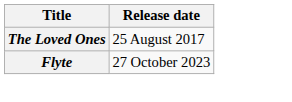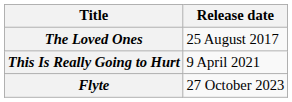+ row: (94, 62)
